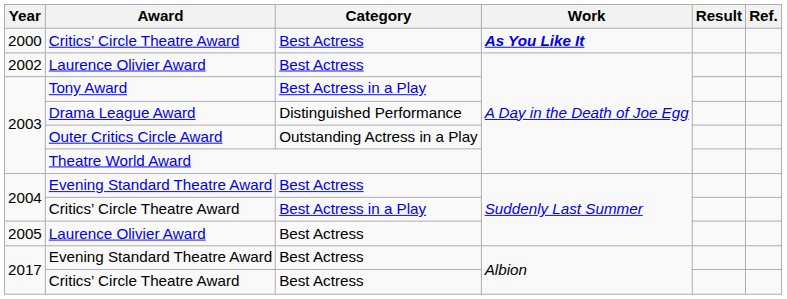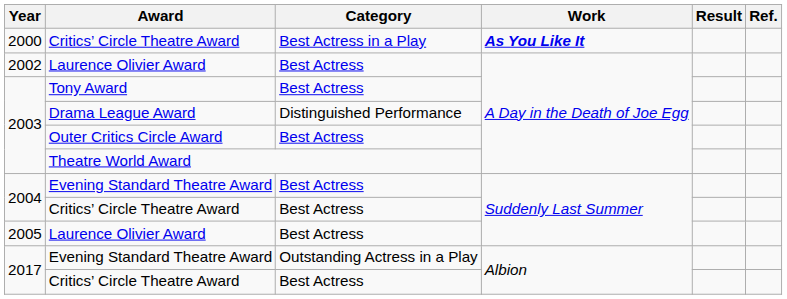(321, 40) Best Actress -> (353, 40) Best Actress in a Play
(353, 88) Best Actress in a Play -> (321, 88) Best Actress
(378, 137) Outstanding Actress in a Play -> (321, 137) Best Actress
(353, 209) Best Actress in a Play -> (321, 209) Best Actress
(321, 257) Best Actress -> (378, 257) Outstanding Actress in a Play
